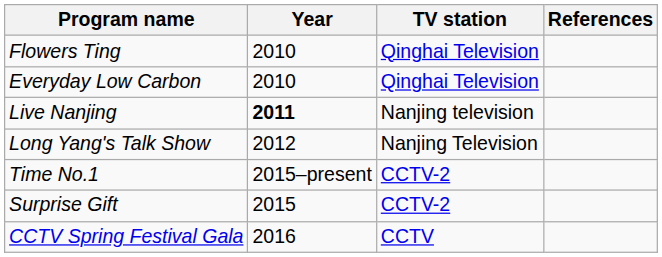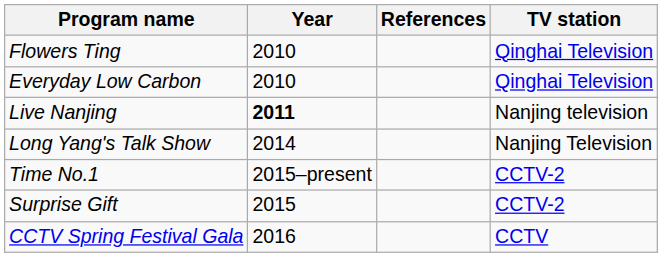columns swapped: (460, 19) <-> (601, 19)
(274, 143) 2012 -> (274, 143) 2014
